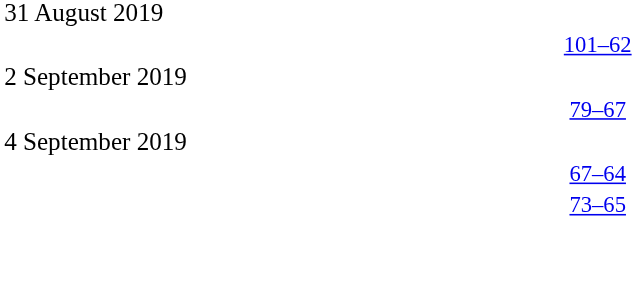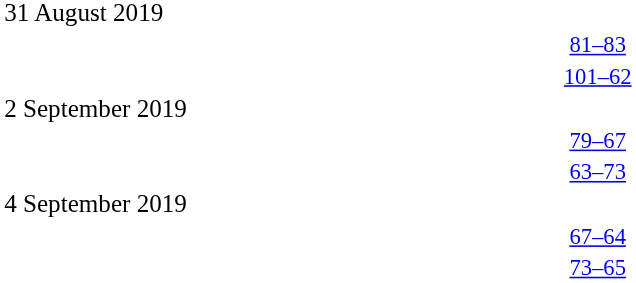+ row: (249, 45)
+ row: (249, 172)
